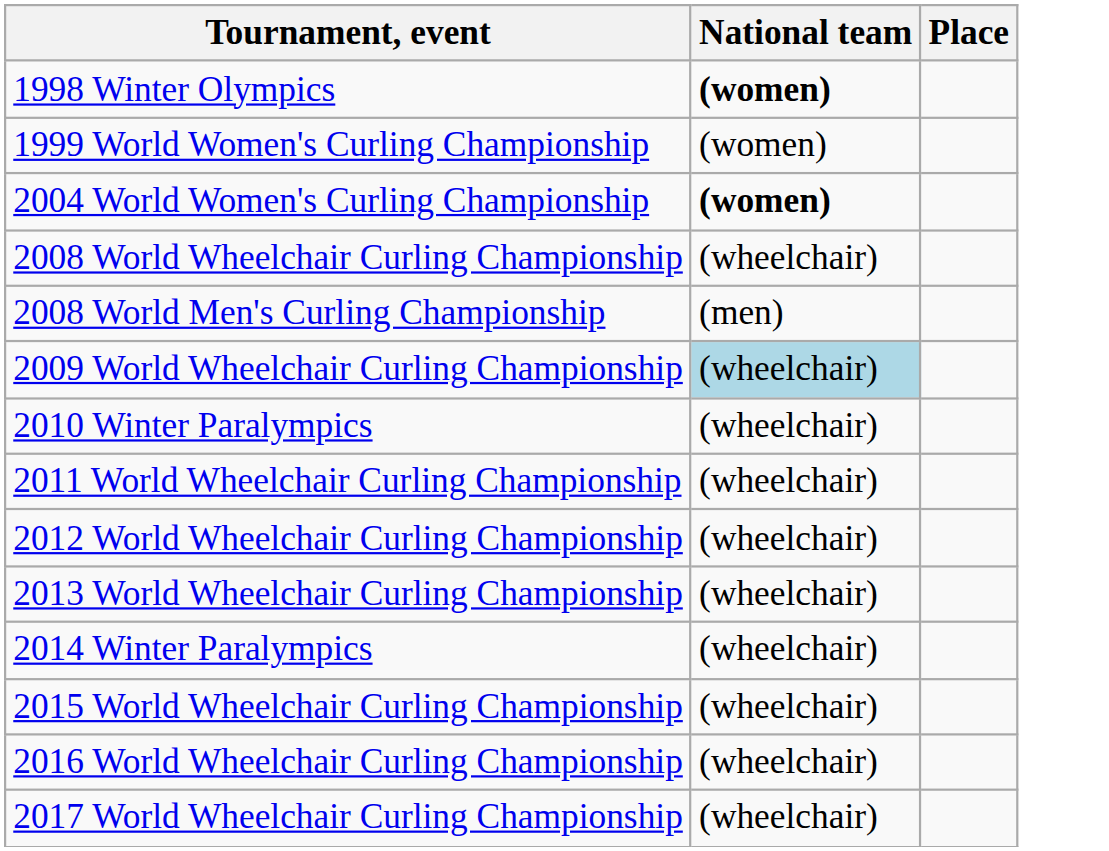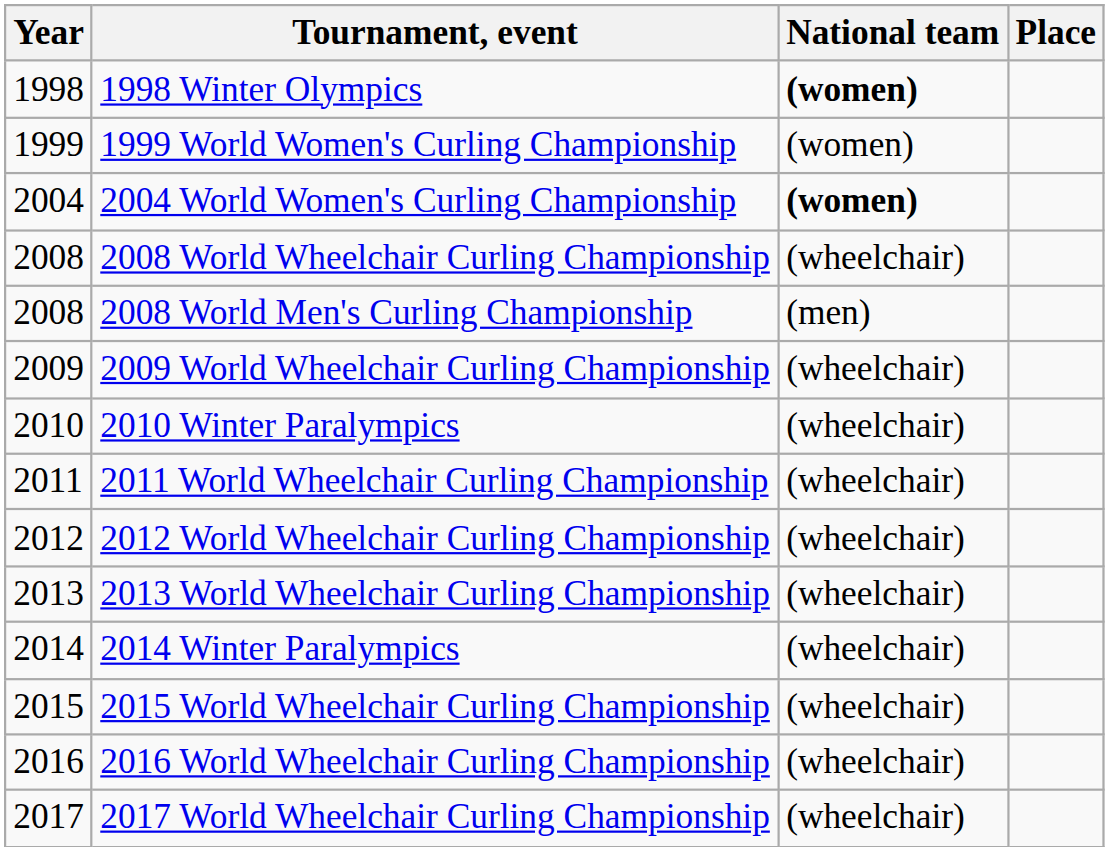+ column: (49, 32)
(788, 369) lightblue background -> (875, 369) no background
